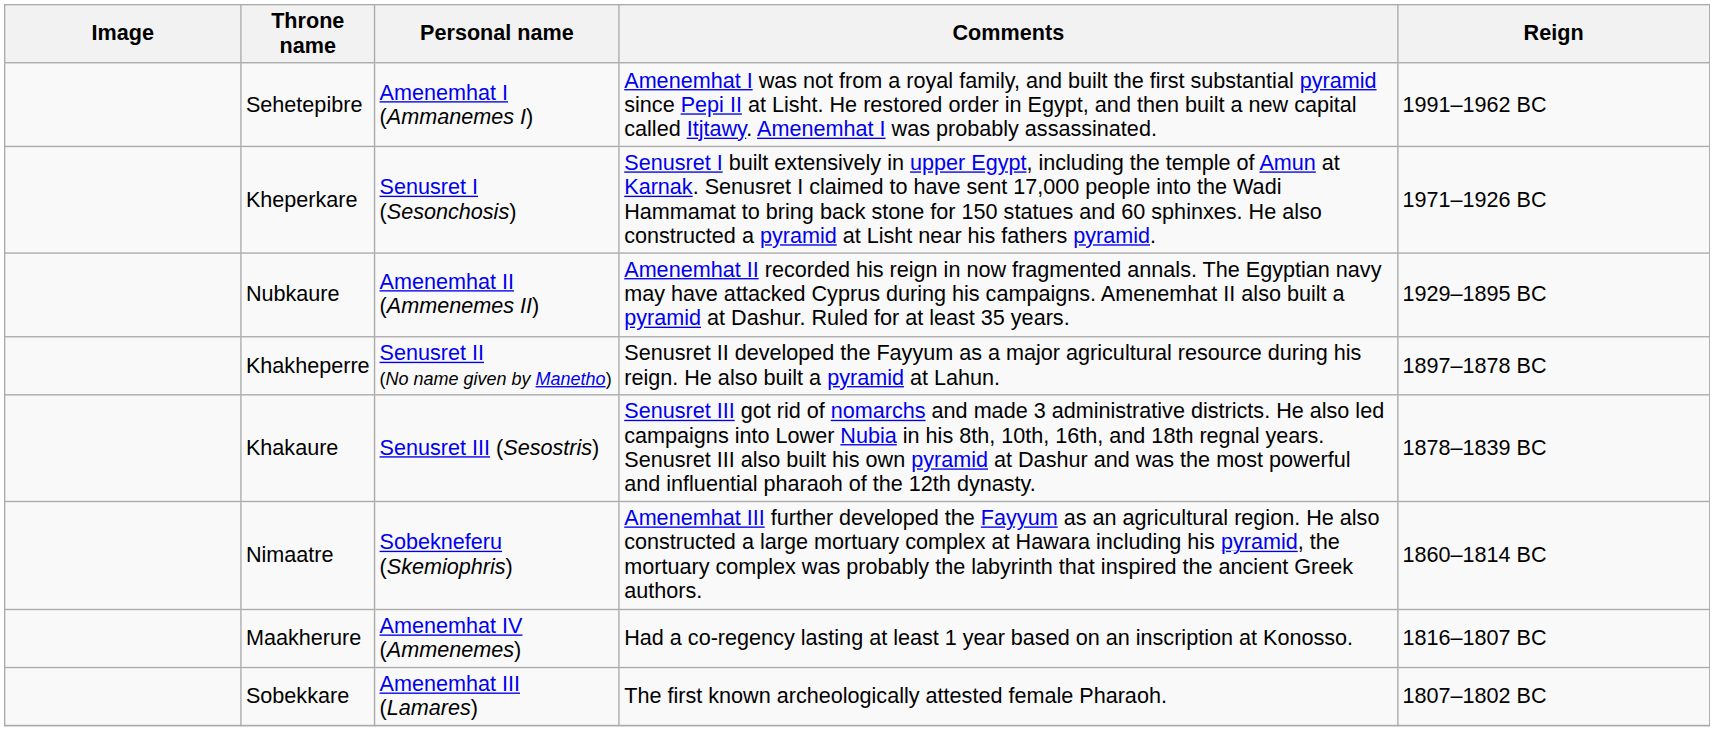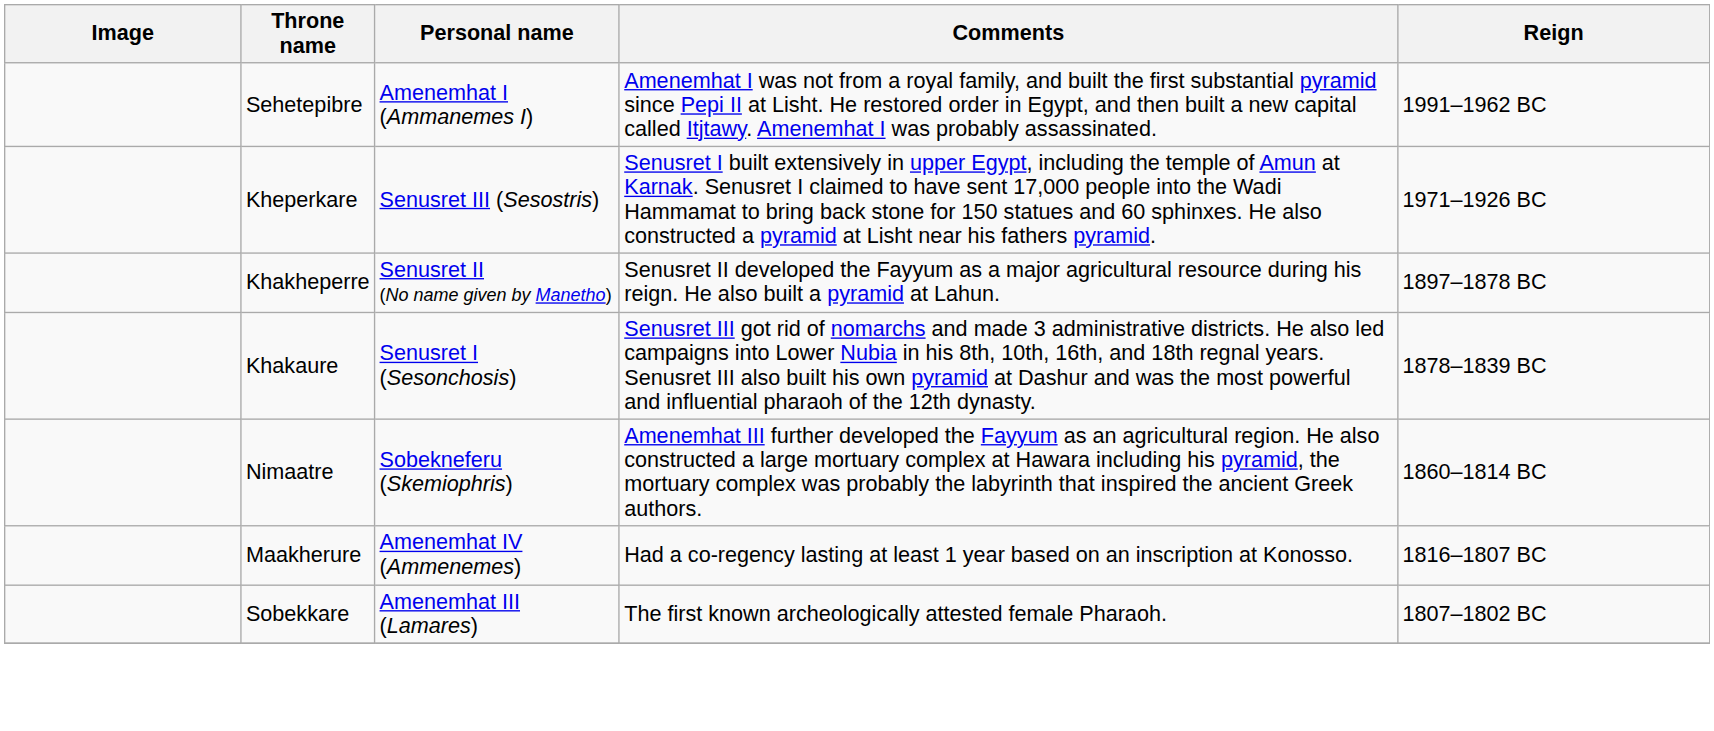(448, 199) Senusret I (Sesonchosis) -> (489, 199) Senusret III (Sesostris)
- row: (293, 294)
(489, 448) Senusret III (Sesostris) -> (448, 365) Senusret I (Sesonchosis)
